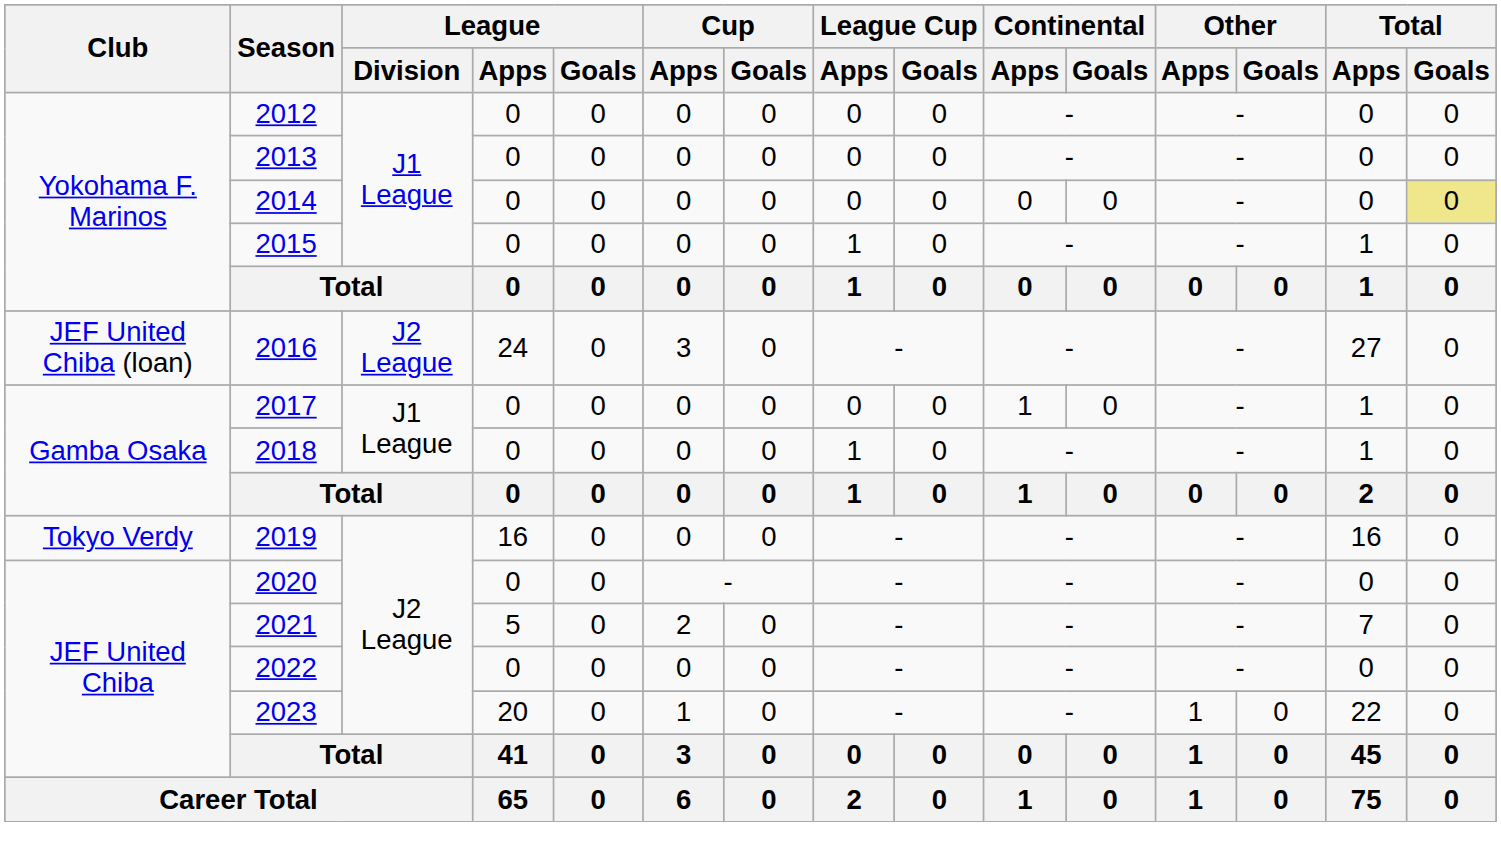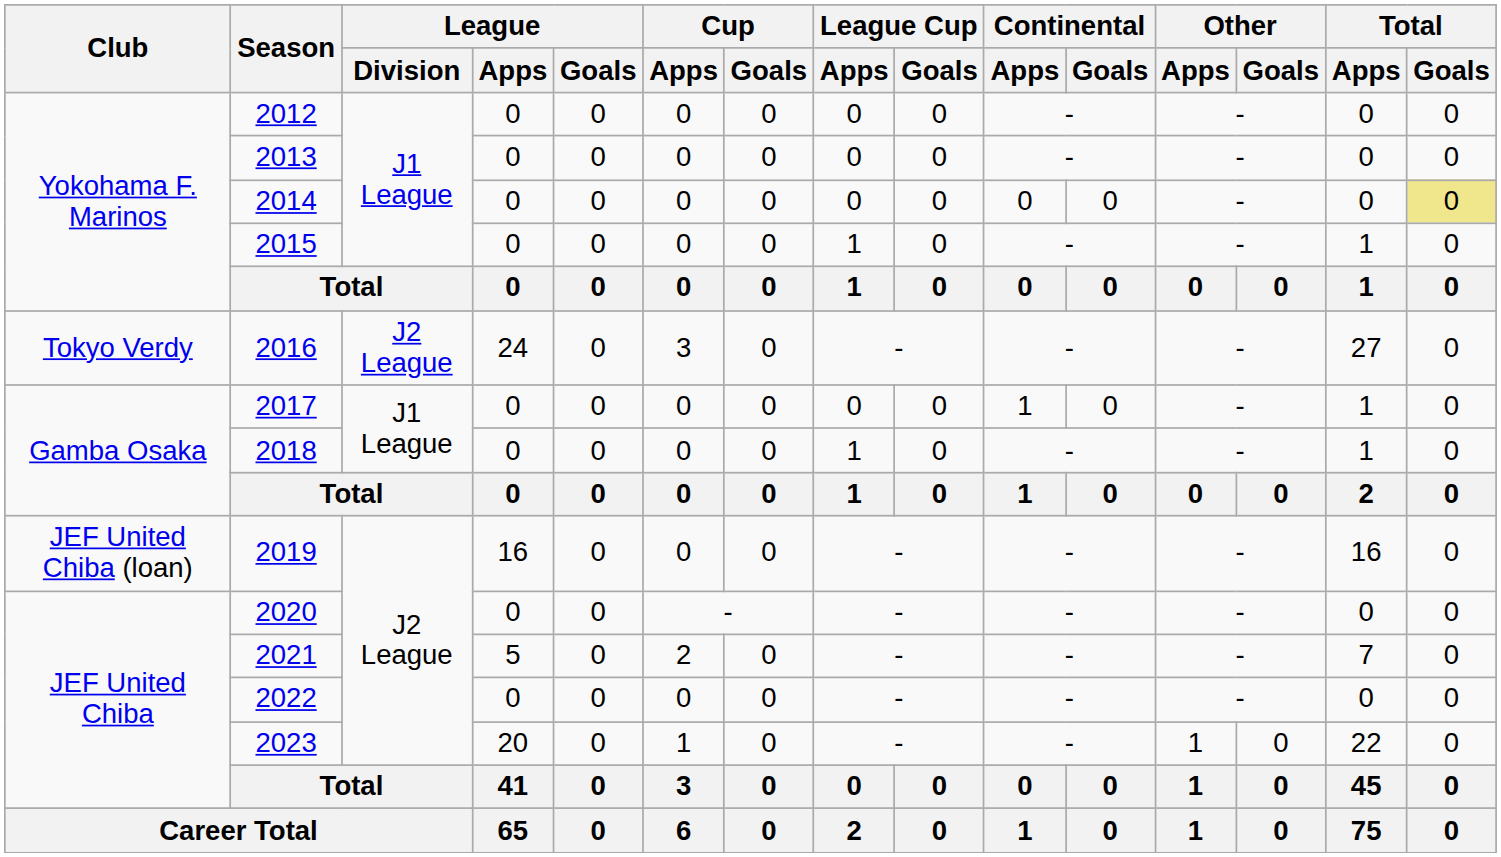(118, 347) JEF United Chiba (loan) -> (118, 347) Tokyo Verdy
(118, 537) Tokyo Verdy -> (118, 552) JEF United Chiba (loan)
